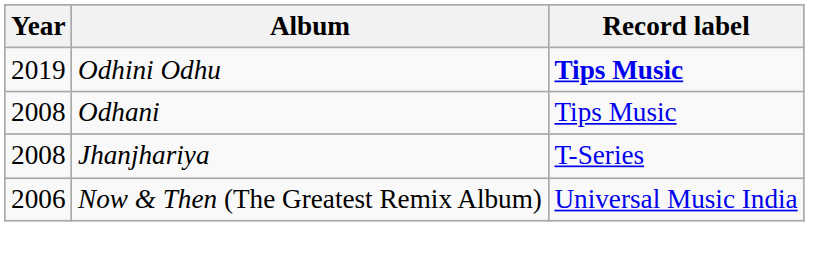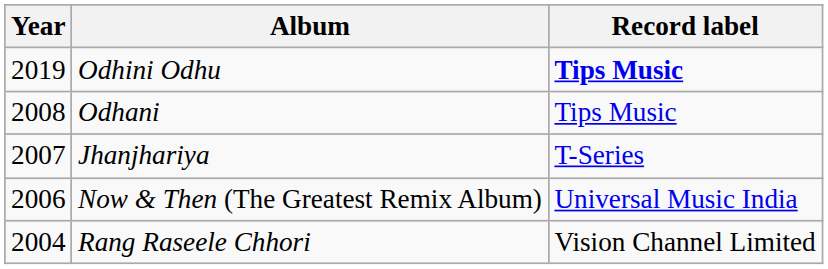(38, 155) 2008 -> (38, 155) 2007
+ row: (194, 241)
